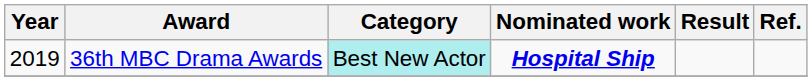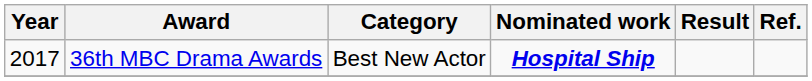(35, 57) 2019 -> (35, 57) 2017
(409, 57) paleturquoise background -> (409, 57) no background
